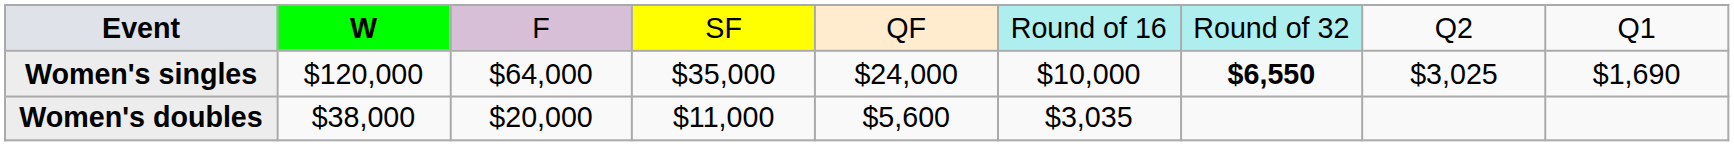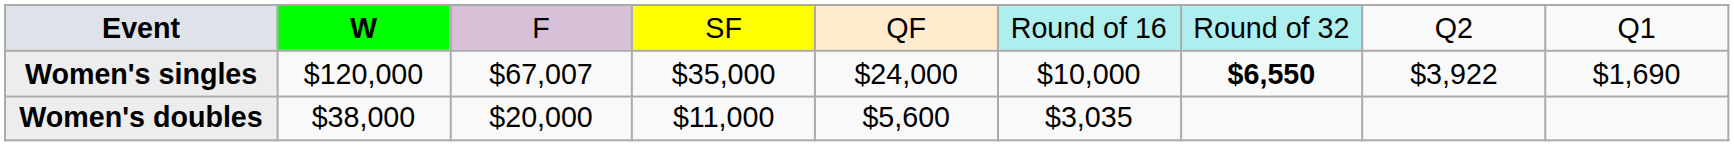(541, 73) $64,000 -> (541, 73) $67,007
(1454, 73) $3,025 -> (1454, 73) $3,922
